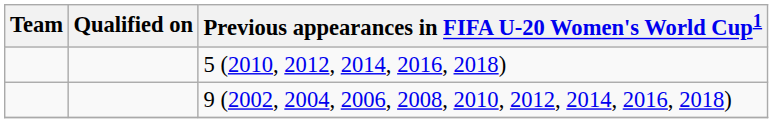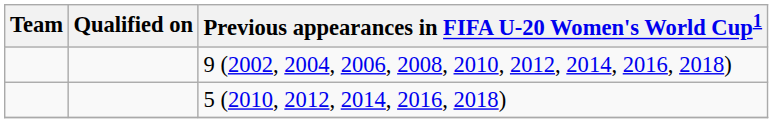rows swapped: (468, 100) <-> (355, 64)
